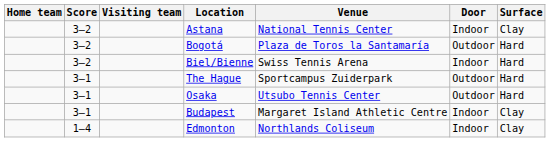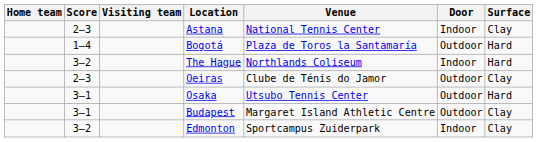(82, 29) 3–2 -> (82, 29) 2–3
(82, 46) 3–2 -> (82, 46) 1–4
- row: (220, 62)
(82, 79) 3–1 -> (82, 62) 3–2
(325, 79) Sportcampus Zuiderpark -> (304, 62) Northlands Coliseum
(474, 79) Outdoor -> (458, 62) Indoor
+ row: (204, 79)
(471, 112) Indoor -> (461, 112) Outdoor
(82, 128) 1–4 -> (82, 128) 3–2
(316, 128) Northlands Coliseum -> (313, 128) Sportcampus Zuiderpark
